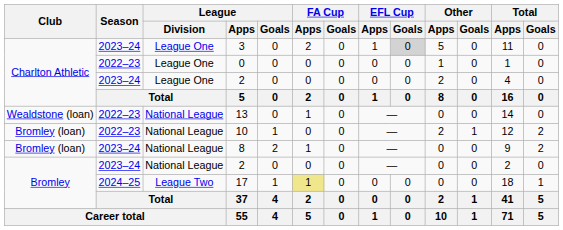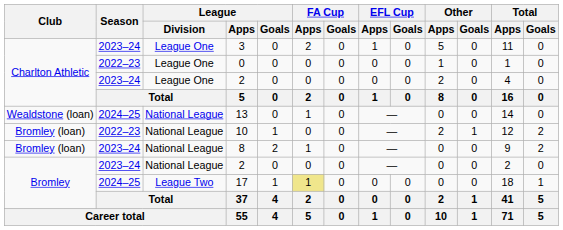(408, 47) lightgrey background -> (408, 47) no background
(119, 115) 2022–23 -> (119, 115) 2024–25
